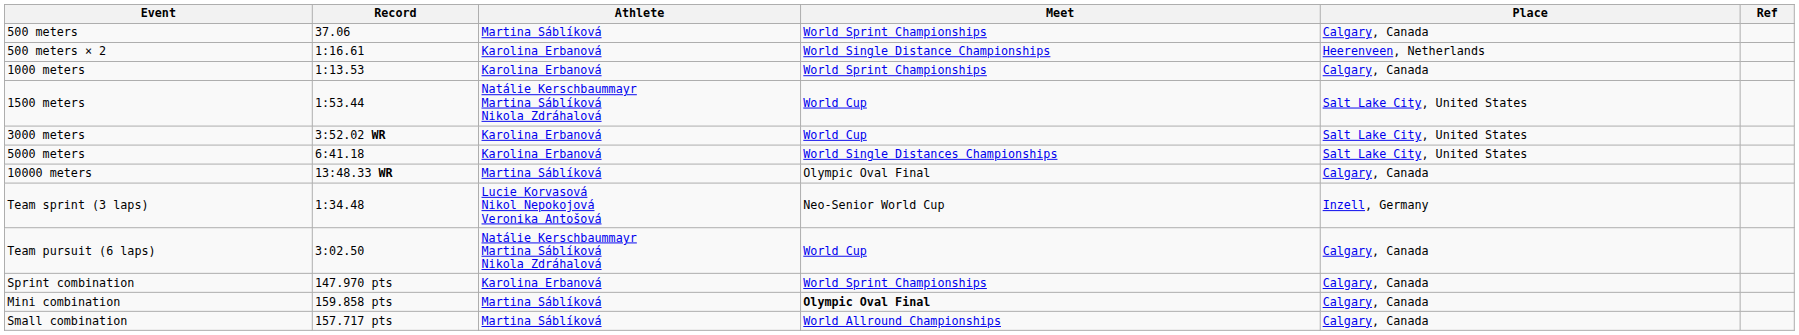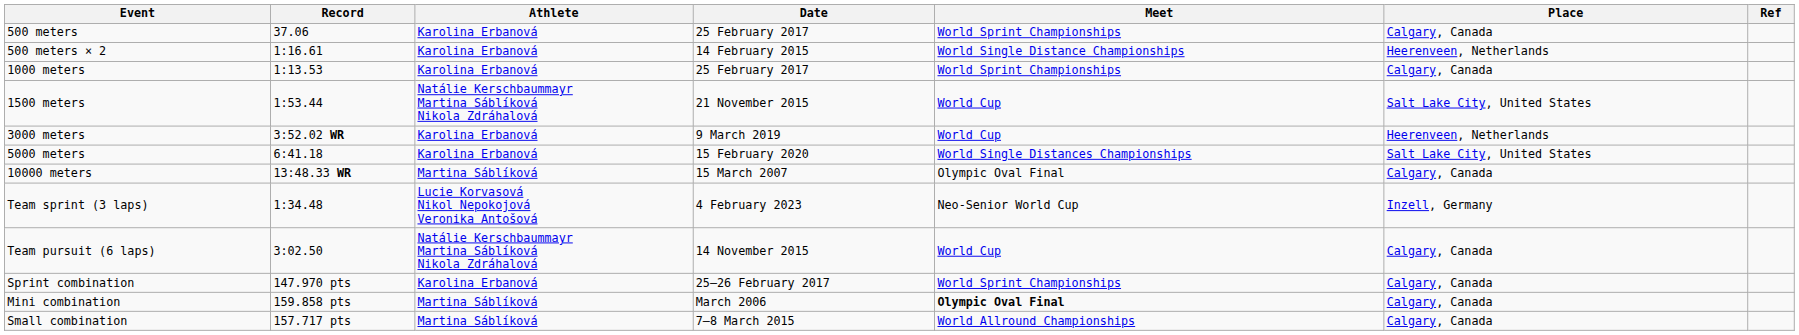+ column: (814, 14)
(542, 33) Martina Sáblíková -> (477, 33) Karolina Erbanová
(1425, 136) Salt Lake City, United States -> (1468, 136) Heerenveen, Netherlands
